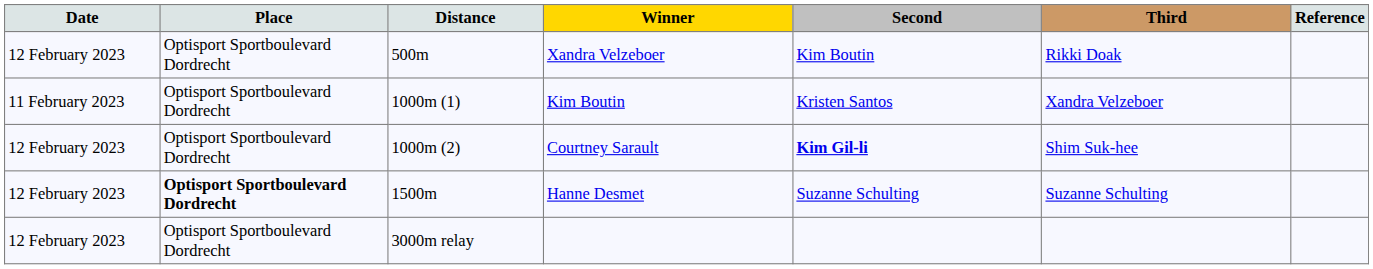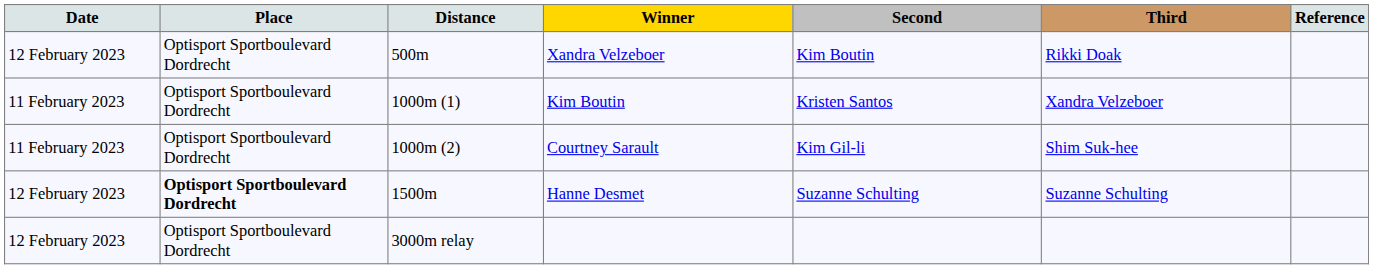(67, 147) 12 February 2023 -> (66, 147) 11 February 2023
(832, 147) bold -> (831, 147) normal
